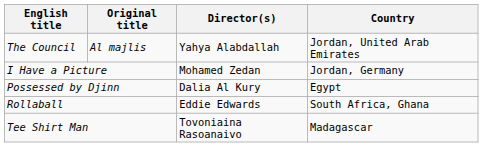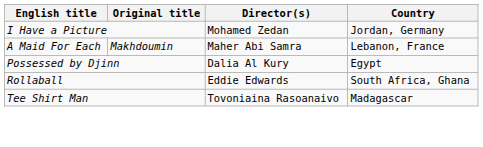- row: (41, 48)
+ row: (54, 47)
